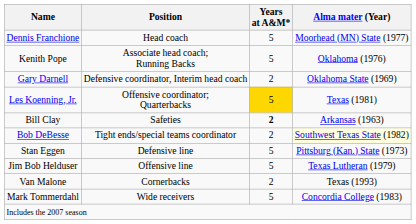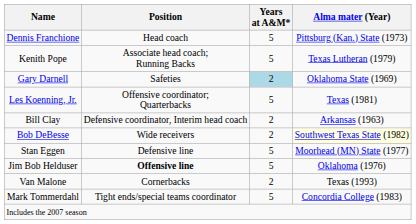(352, 38) Moorhead (MN) State (1977) -> (352, 38) Pittsburg (Kan.) State (1973)
(352, 58) Oklahoma (1976) -> (352, 58) Texas Lutheran (1979)
(165, 79) Defensive coordinator, Interim head coach -> (165, 79) Safeties
(271, 79) no background -> (271, 79) lightblue background
(271, 100) gold background -> (271, 100) no background
(165, 120) Safeties -> (165, 120) Defensive coordinator, Interim head coach
(271, 120) bold -> (271, 120) normal
(165, 135) Tight ends/special teams coordinator -> (165, 135) Wide receivers
(352, 151) Pittsburg (Kan.) State (1973) -> (352, 151) Moorhead (MN) State (1977)
(165, 166) normal -> (165, 166) bold
(352, 166) Texas Lutheran (1979) -> (352, 166) Oklahoma (1976)
(165, 196) Wide receivers -> (165, 196) Tight ends/special teams coordinator
